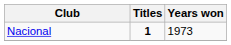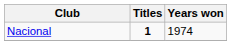(180, 31) 1973 -> (180, 31) 1974
